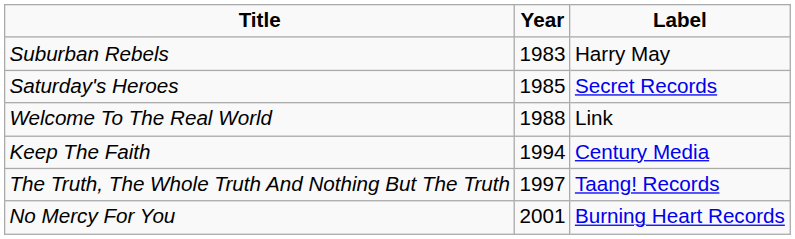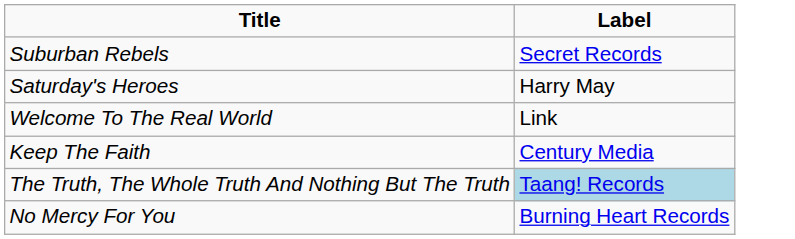- column: (542, 20)
(622, 53) Harry May -> (591, 53) Secret Records
(646, 86) Secret Records -> (567, 86) Harry May
(647, 184) no background -> (592, 184) lightblue background
